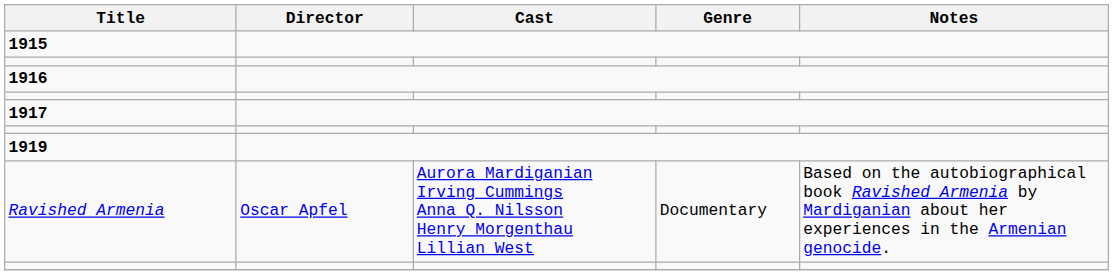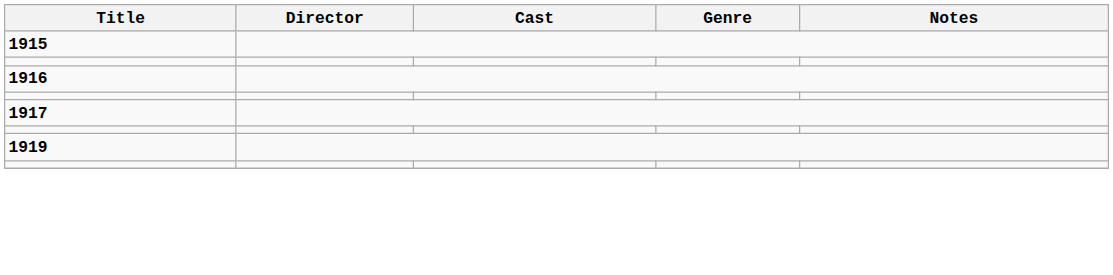- row: (87, 211)
